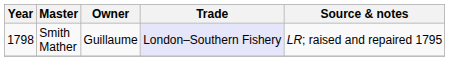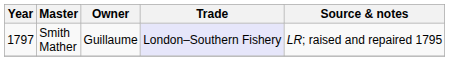(20, 39) 1798 -> (20, 39) 1797
